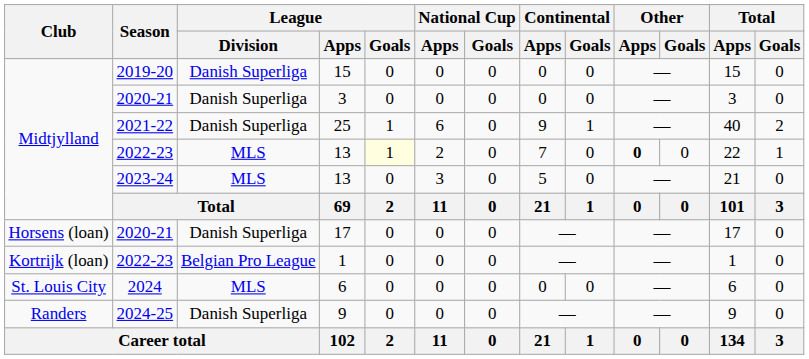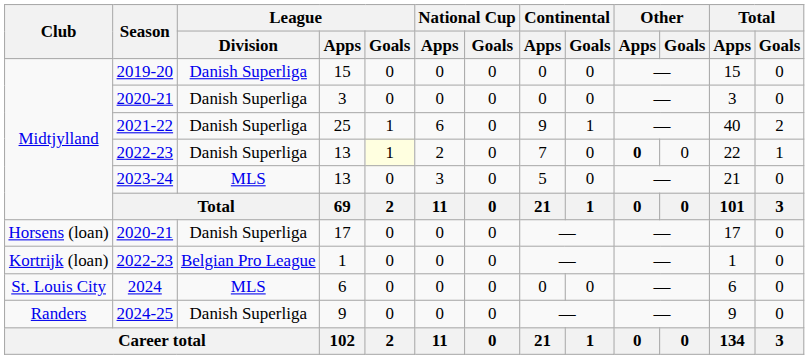(248, 152) MLS -> (248, 152) Danish Superliga
